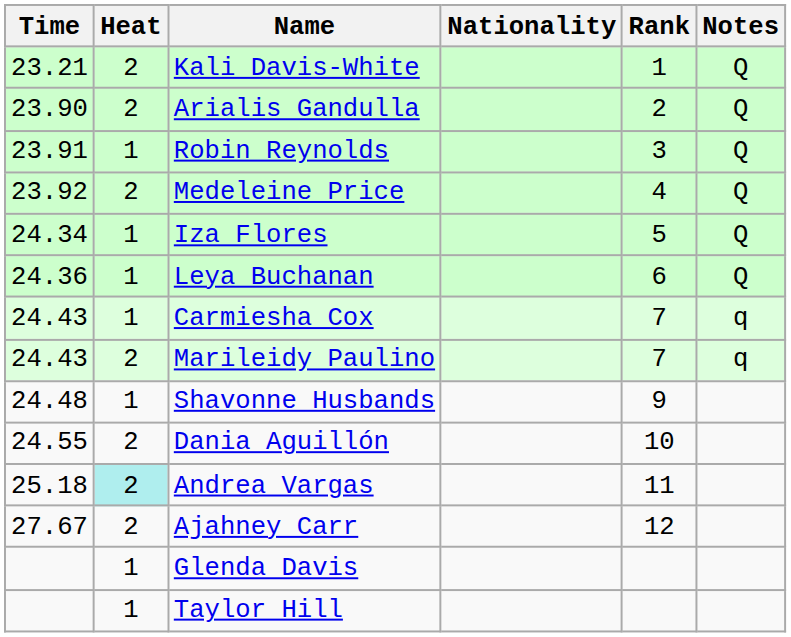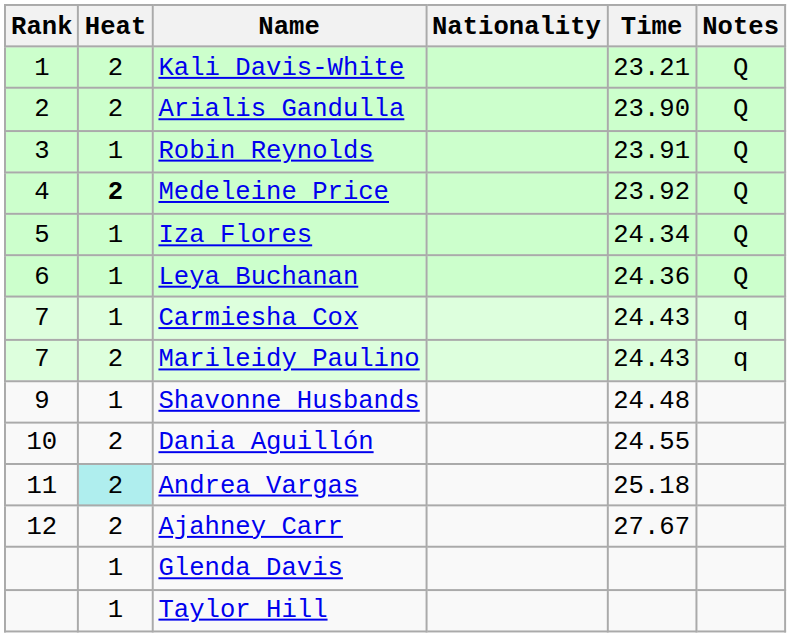columns swapped: (659, 26) <-> (49, 26)
(131, 193) normal -> (116, 193) bold
